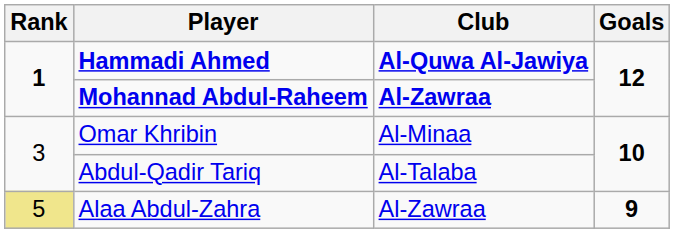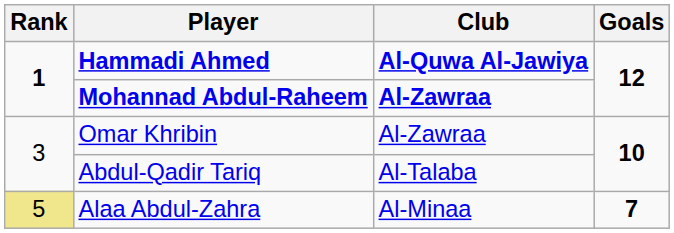(425, 135) Al-Minaa -> (432, 135) Al-Zawraa
(432, 209) Al-Zawraa -> (425, 209) Al-Minaa
(632, 209) 9 -> (632, 209) 7
